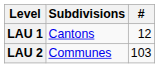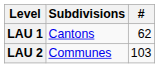(145, 33) 12 -> (145, 33) 62
